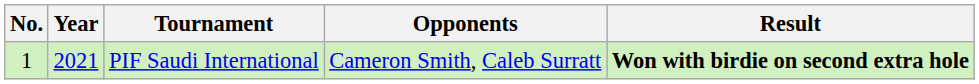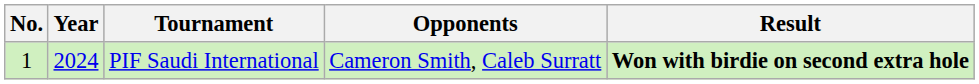(76, 60) 2021 -> (76, 60) 2024
